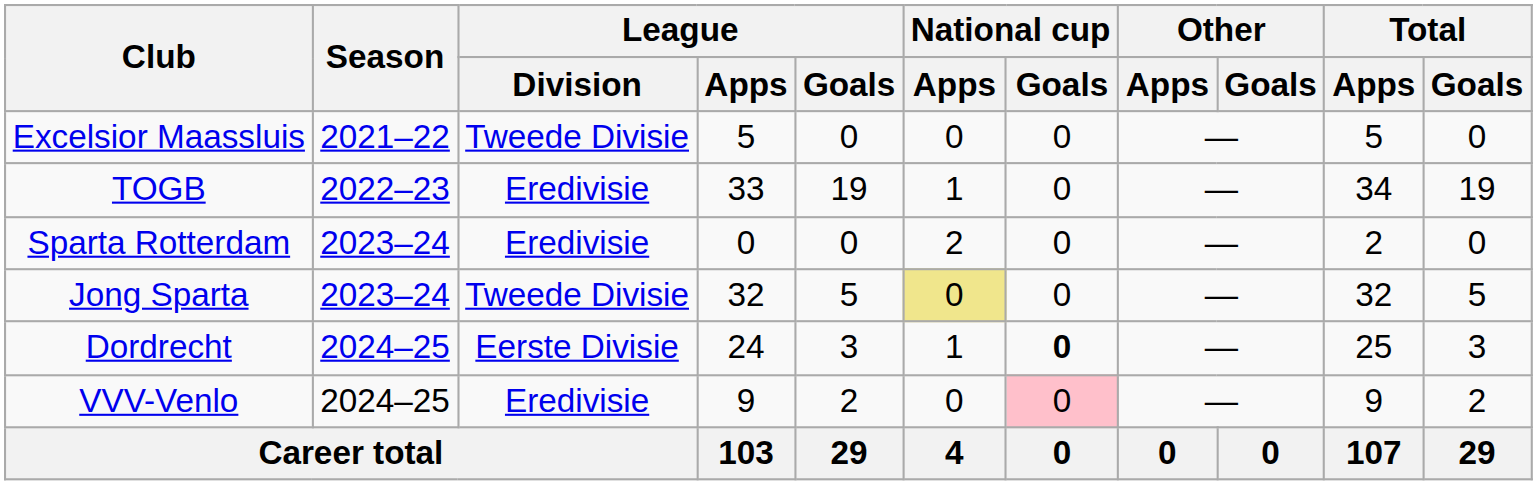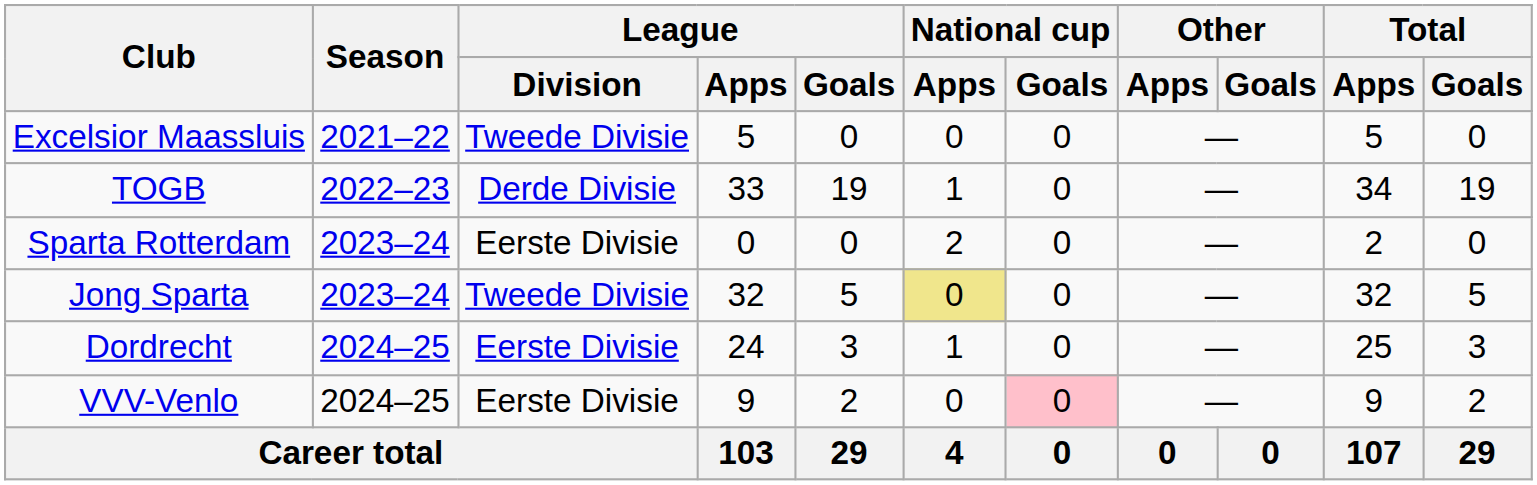(577, 189) Eredivisie -> (577, 189) Derde Divisie
(577, 242) Eredivisie -> (577, 242) Eerste Divisie
(1062, 347) bold -> (1062, 347) normal
(577, 400) Eredivisie -> (577, 400) Eerste Divisie
